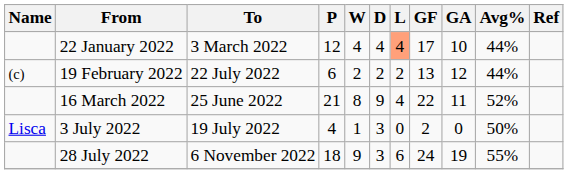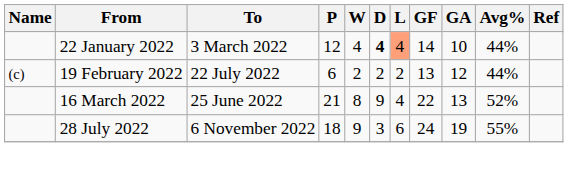(380, 45) normal -> (380, 45) bold
(426, 45) 17 -> (426, 45) 14
(459, 100) 11 -> (459, 100) 13
- row: (100, 127)
